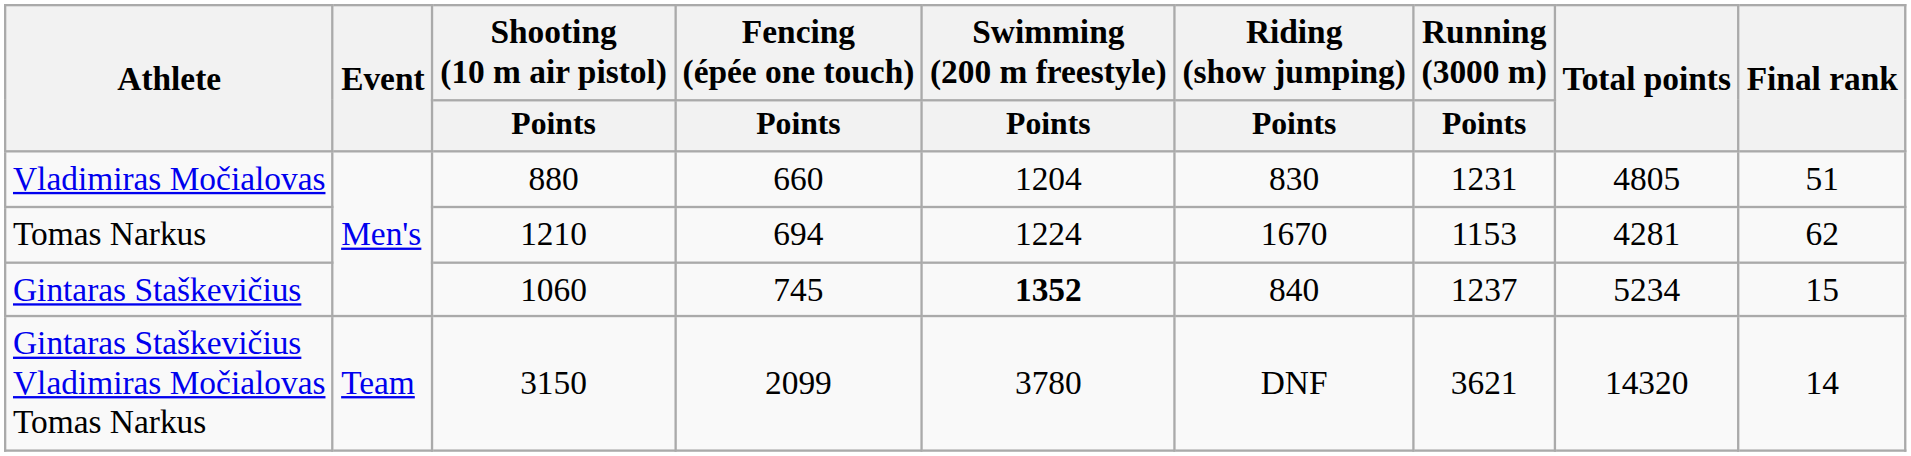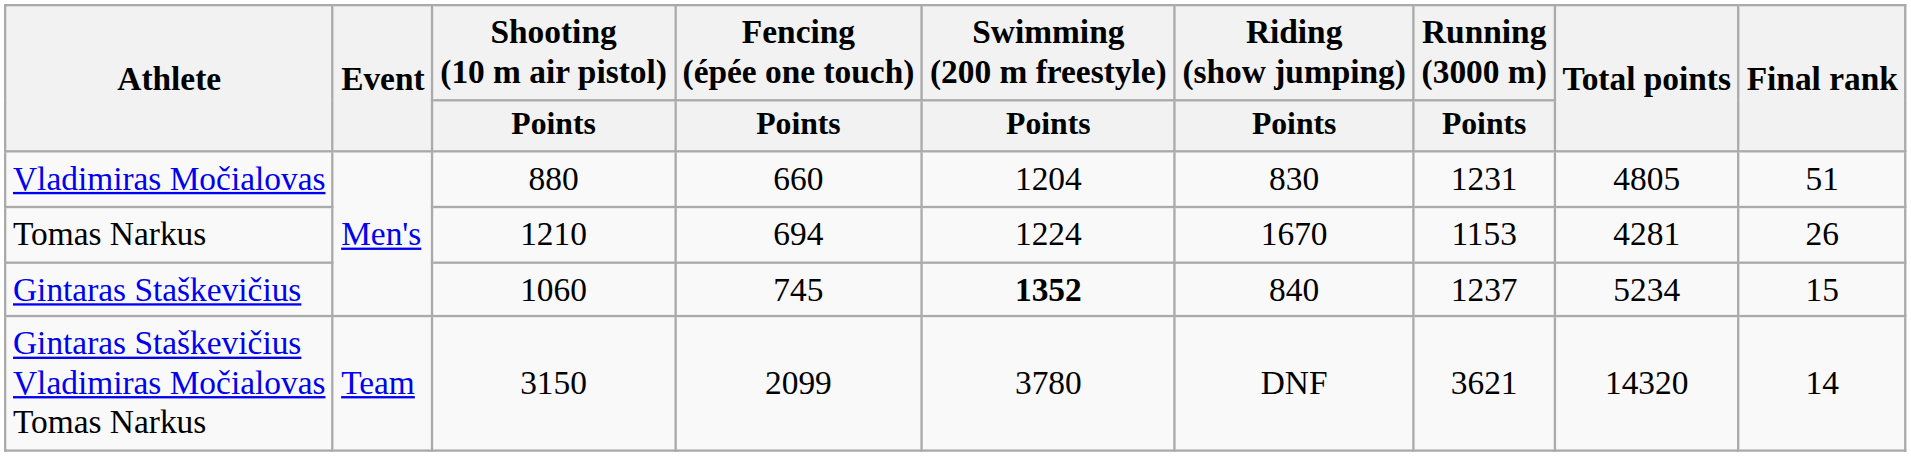(1822, 234) 62 -> (1822, 234) 26
